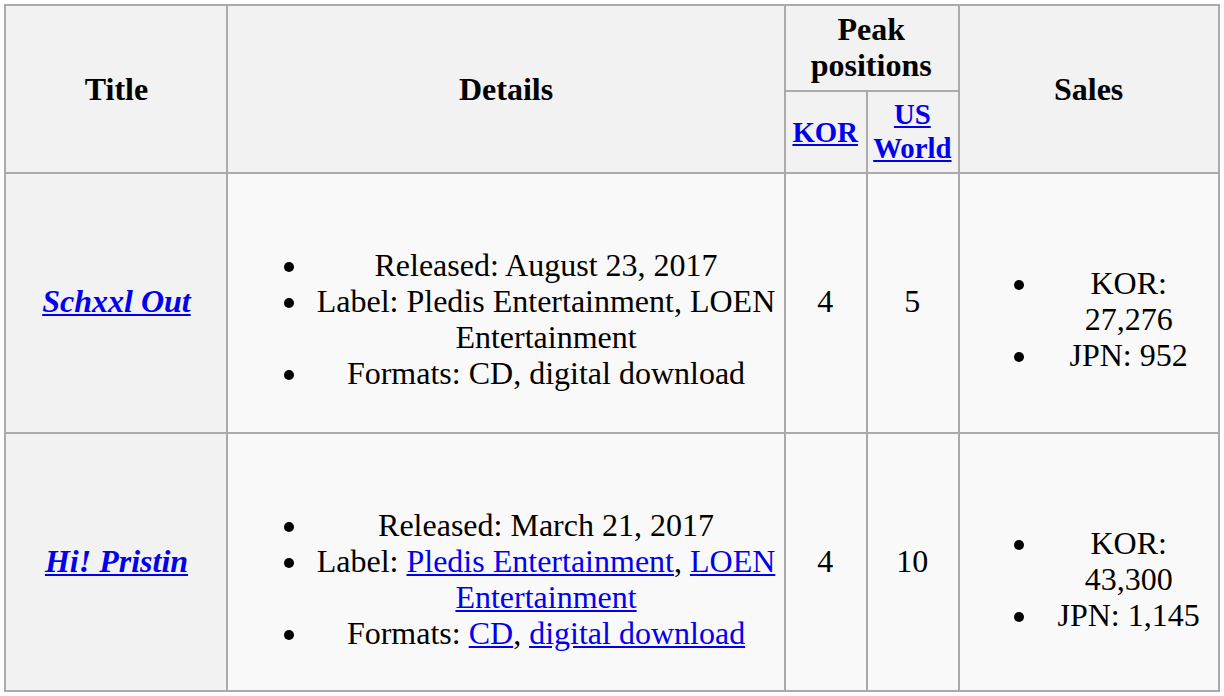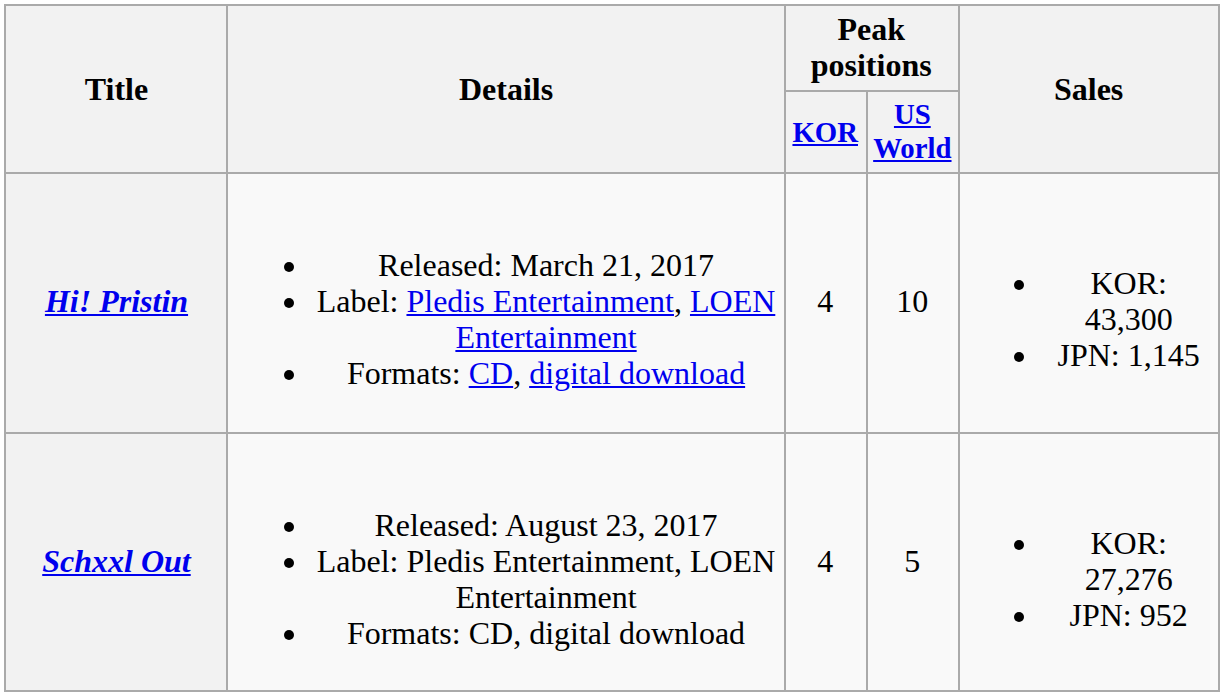rows swapped: (116, 560) <-> (116, 302)
